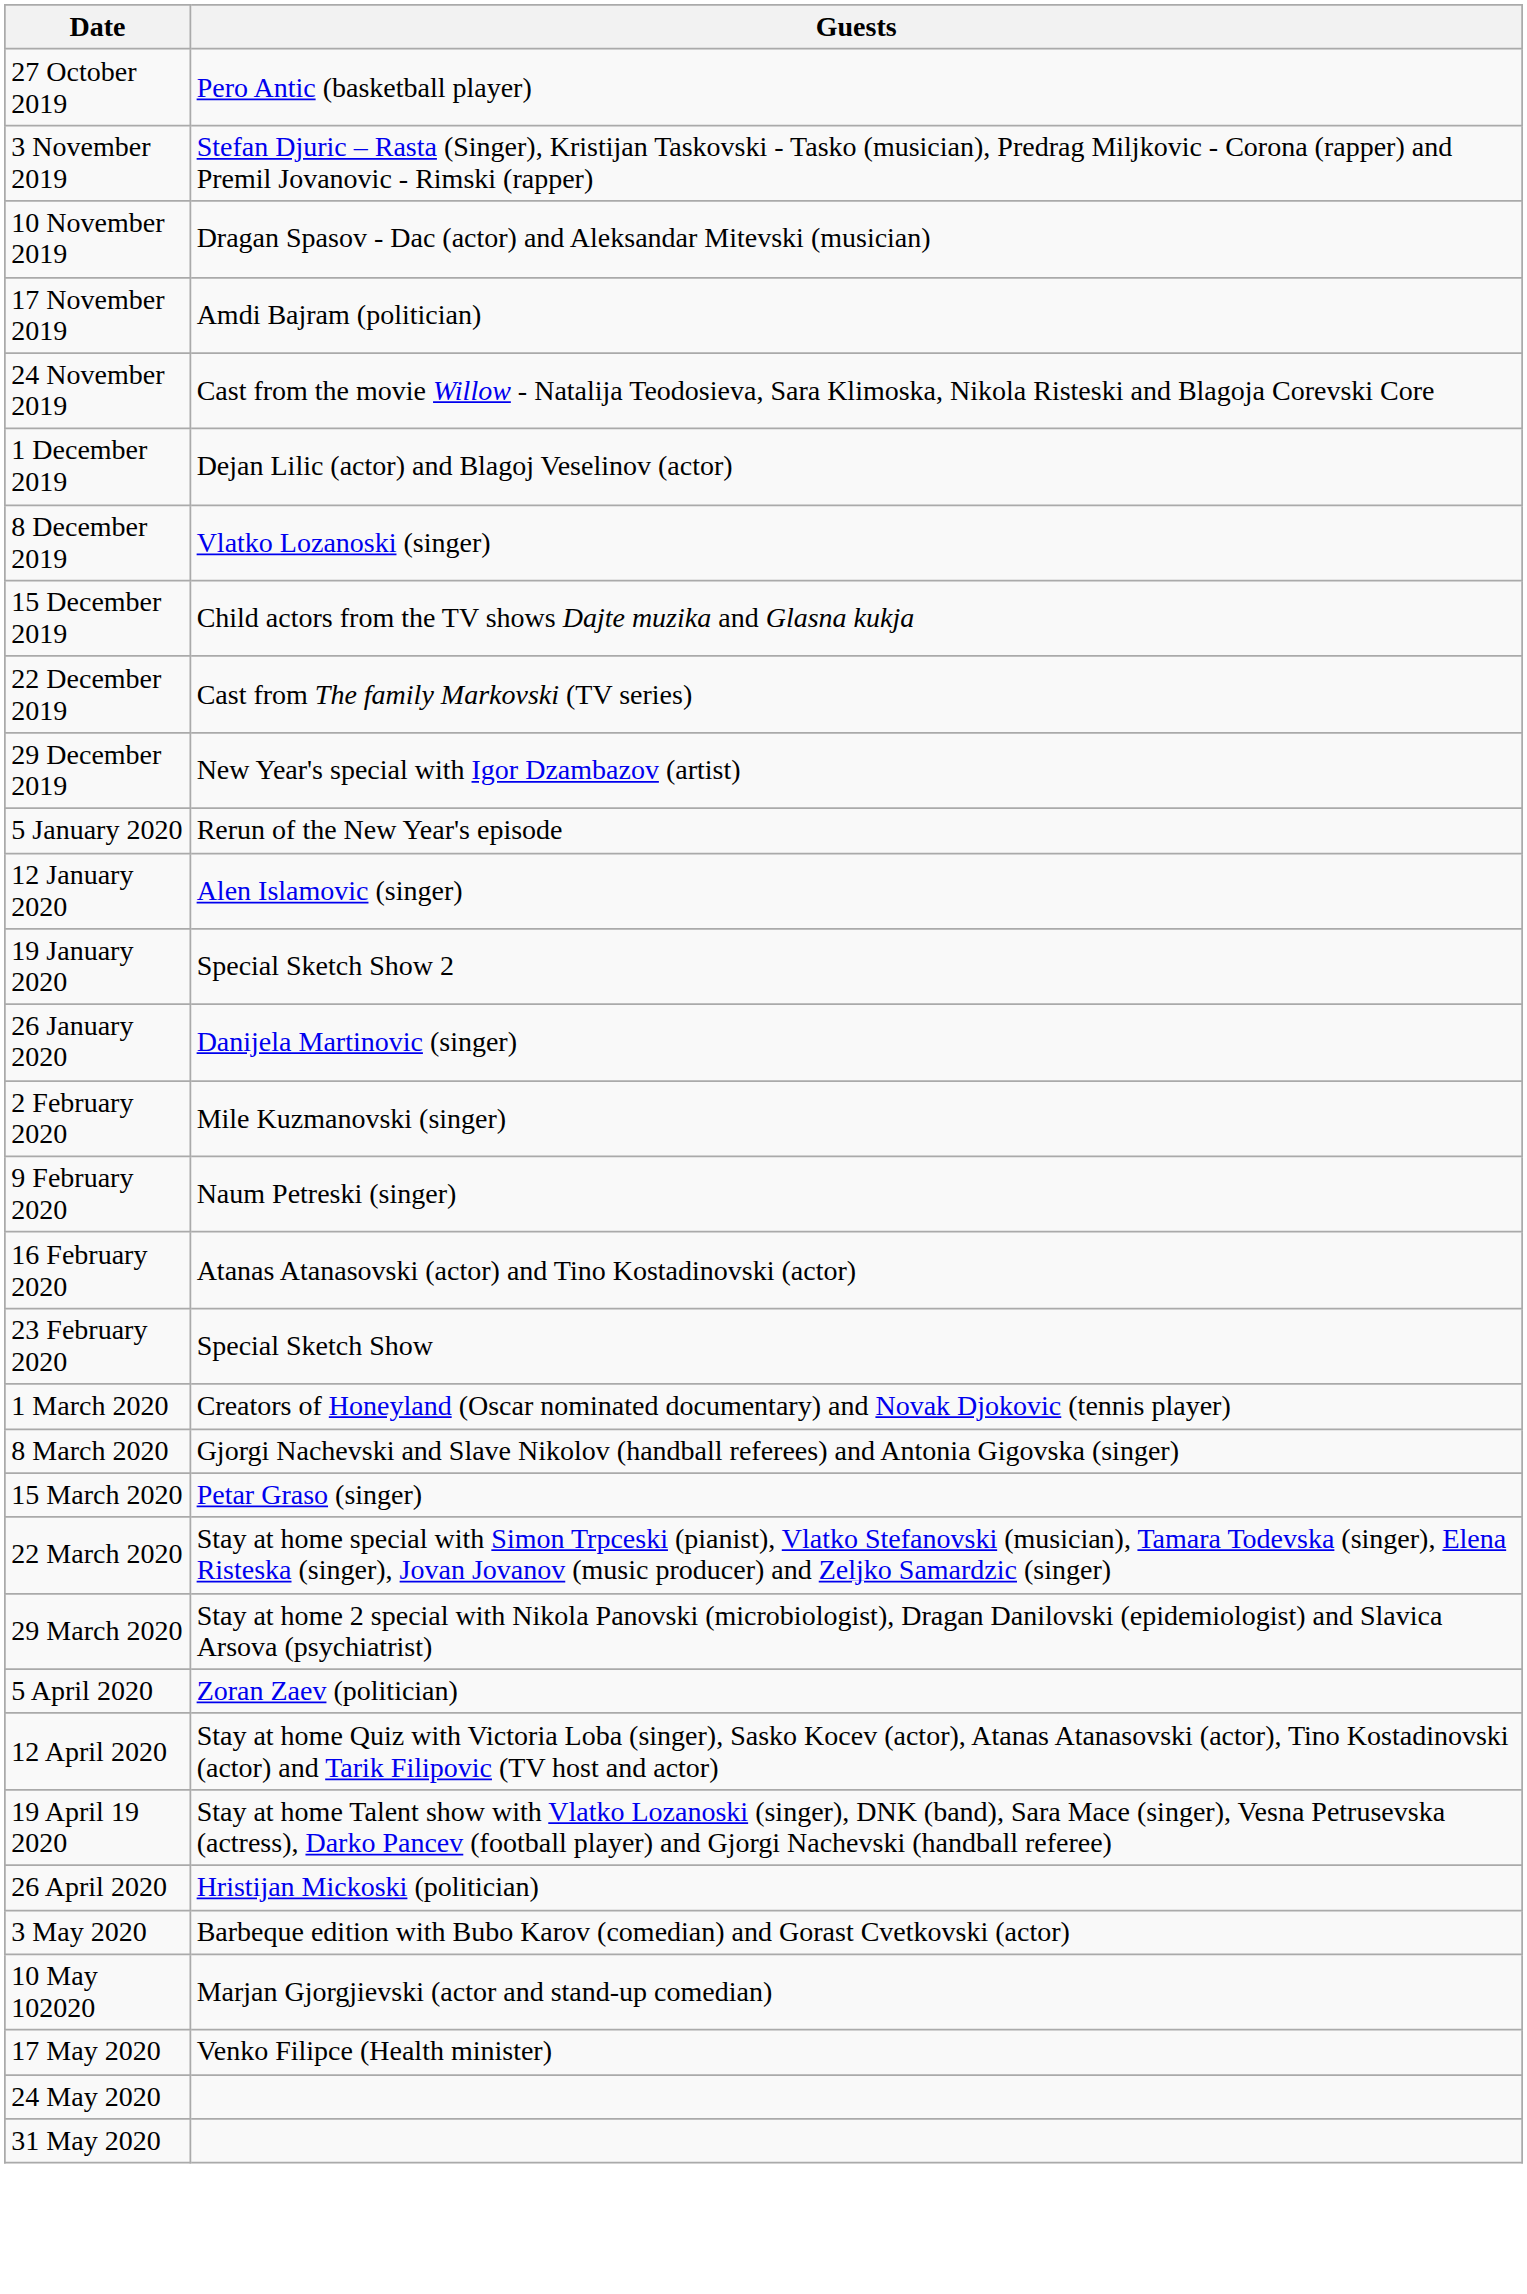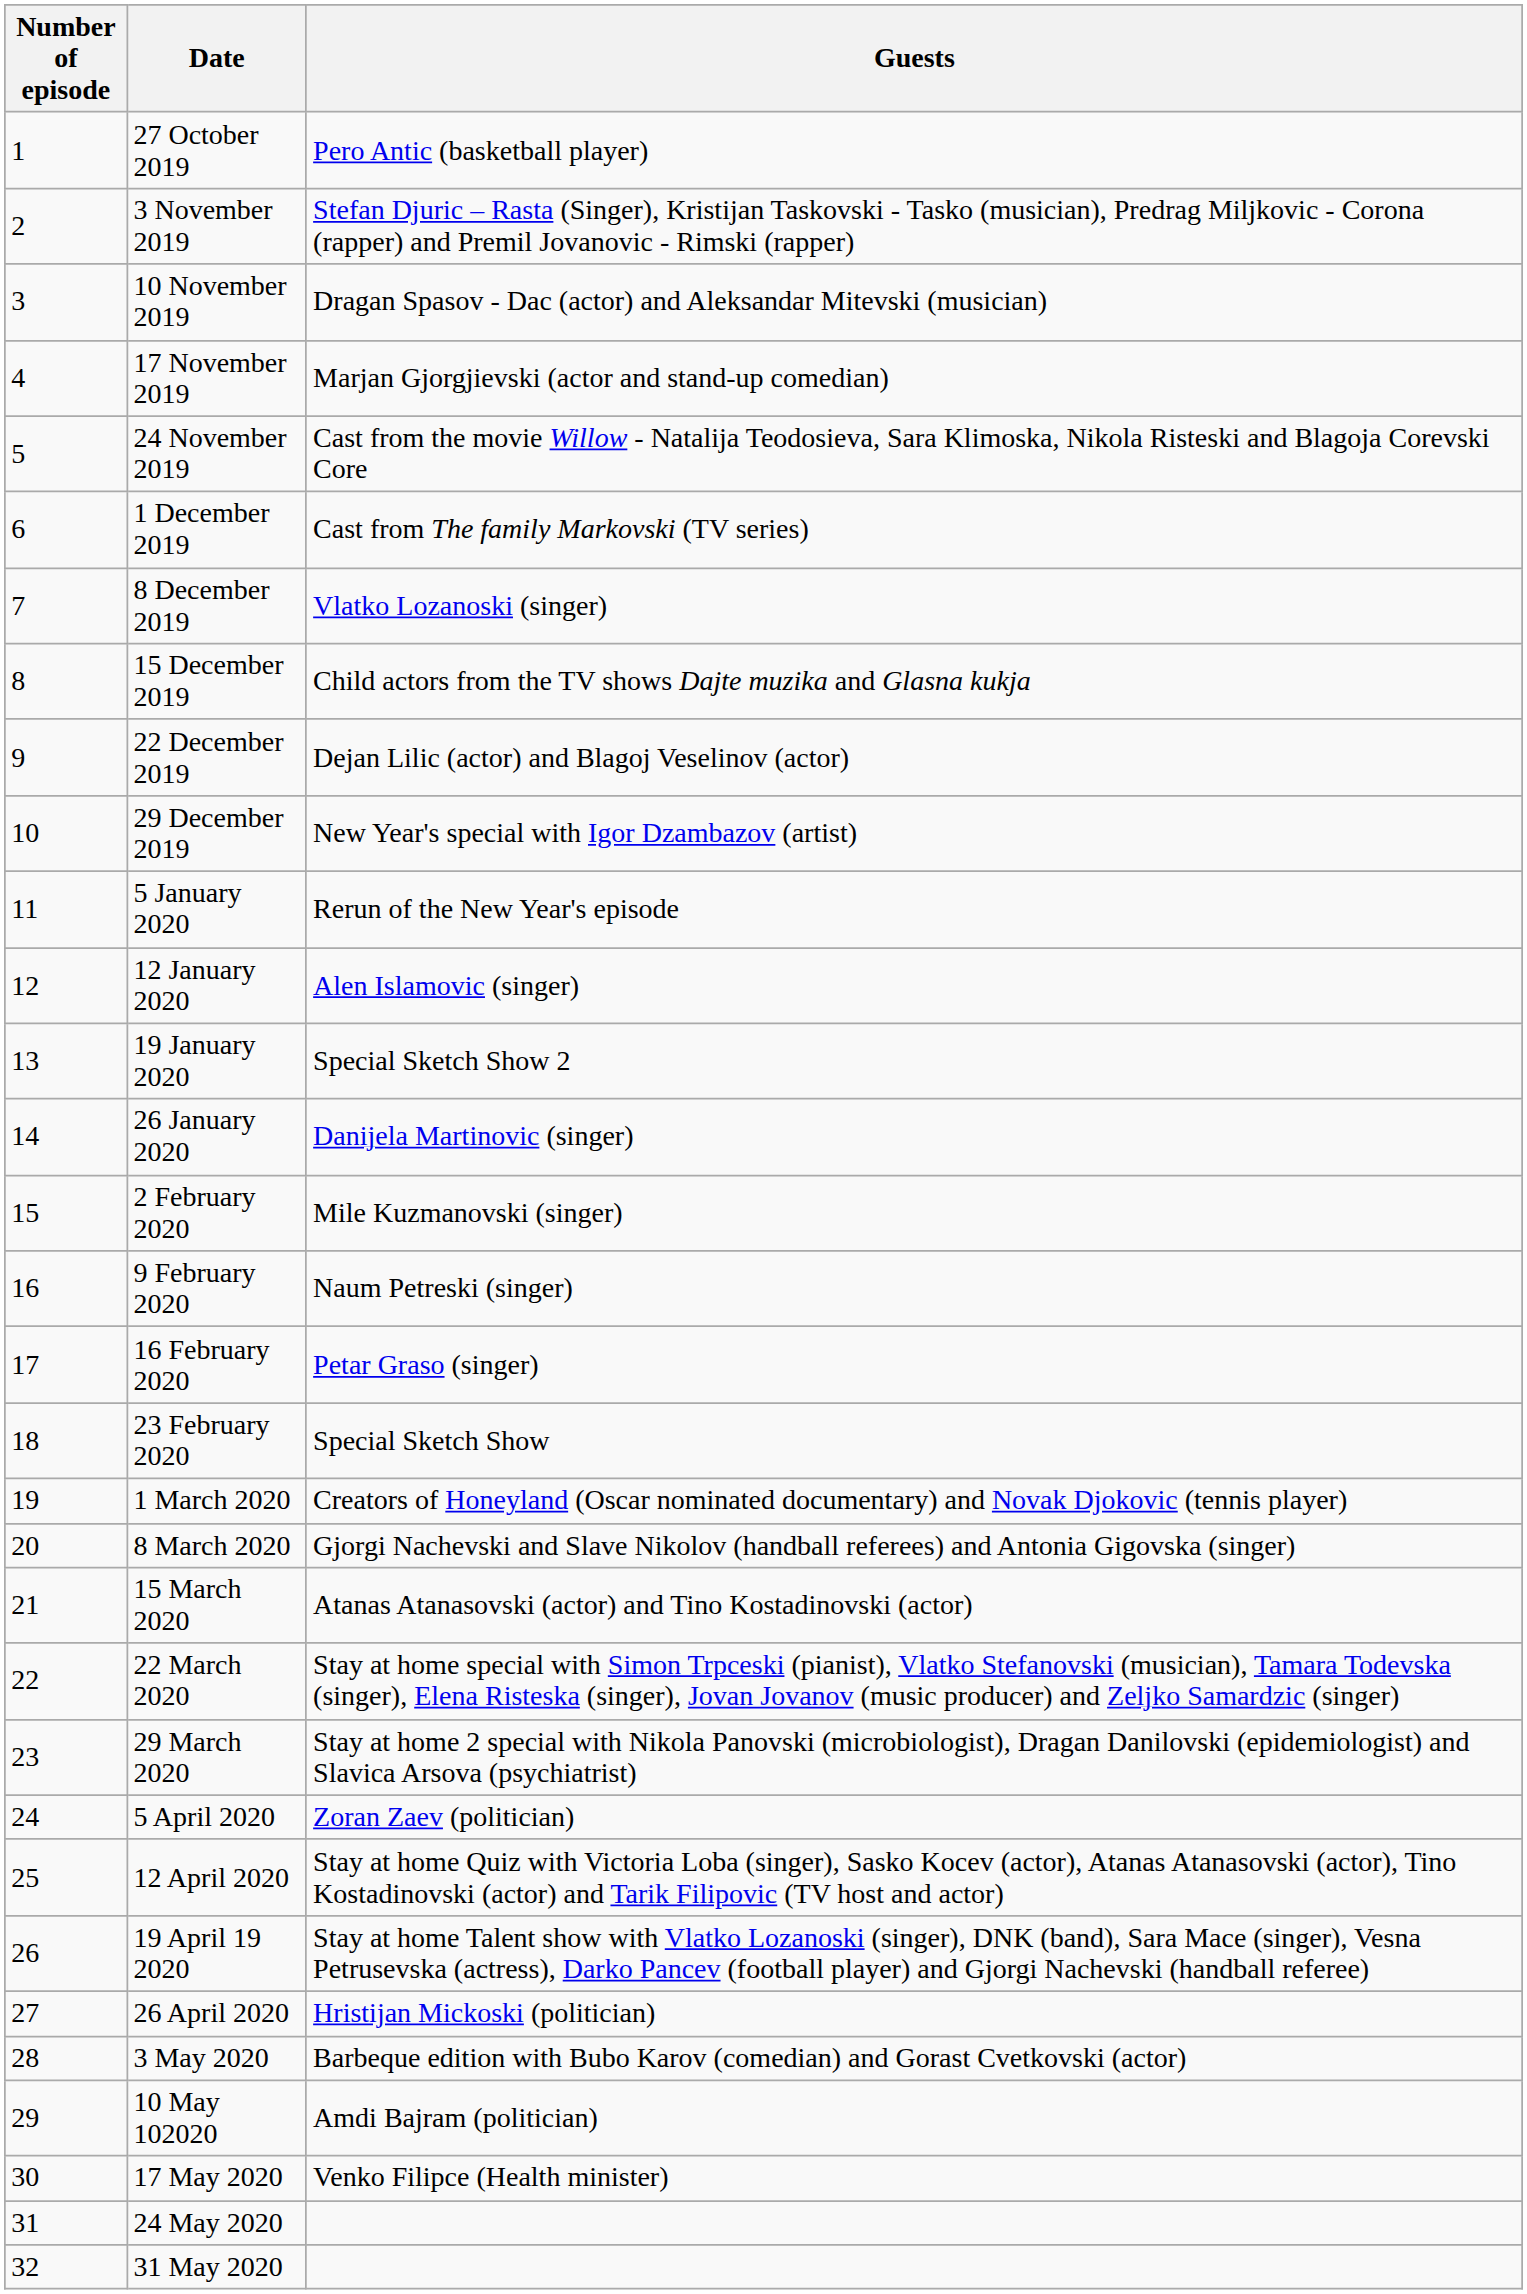+ column: (66, 58)
(339, 314) Amdi Bajram (politician) -> (601, 377) Marjan Gjorgjievski (actor and stand-up comedian)
(465, 466) Dejan Lilic (actor) and Blagoj Veselinov (actor) -> (561, 529) Cast from The family Markovski (TV series)
(444, 694) Cast from The family Markovski (TV series) -> (581, 757) Dejan Lilic (actor) and Blagoj Veselinov (actor)
(526, 1269) Atanas Atanasovski (actor) and Tino Kostadinovski (actor) -> (426, 1364) Petar Graso (singer)
(309, 1494) Petar Graso (singer) -> (643, 1604) Atanas Atanasovski (actor) and Tino Kostadinovski (actor)
(484, 1991) Marjan Gjorgjievski (actor and stand-up comedian) -> (455, 2117) Amdi Bajram (politician)
